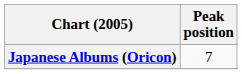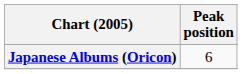(209, 56) 7 -> (209, 56) 6
